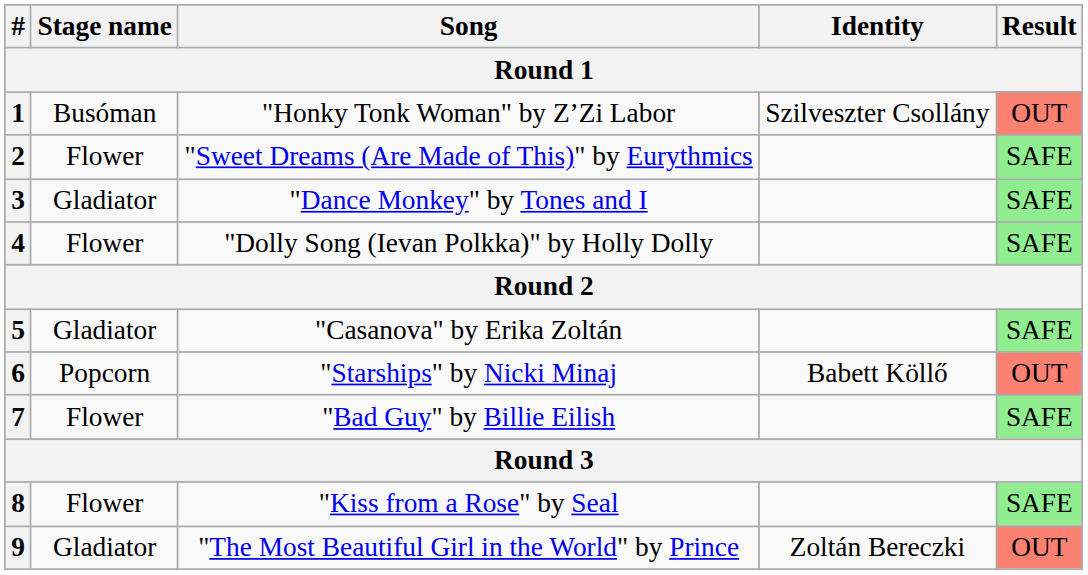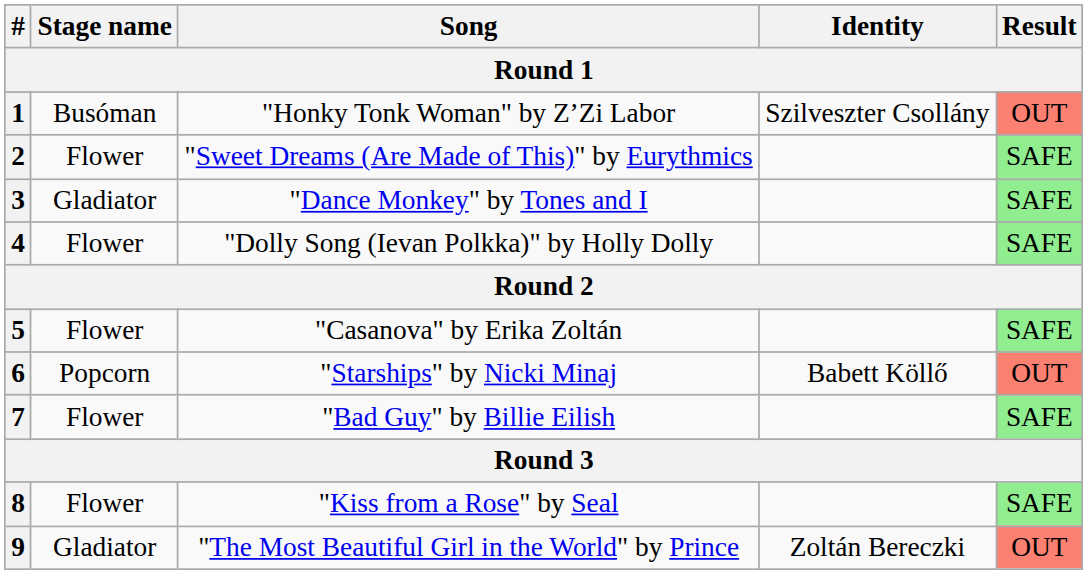(105, 329) Gladiator -> (105, 329) Flower
